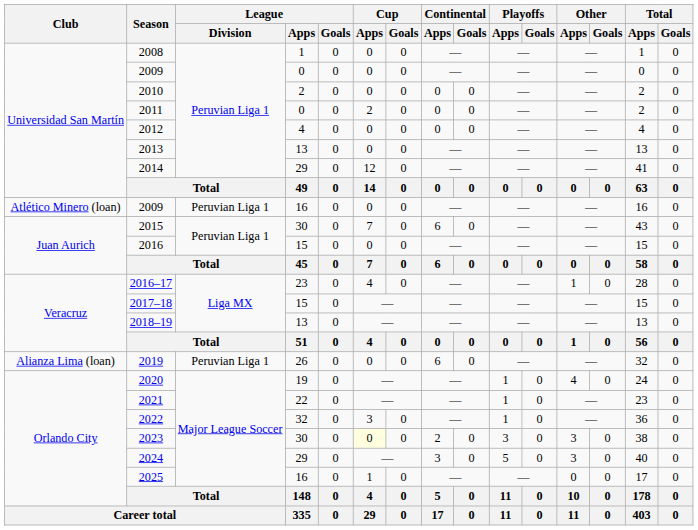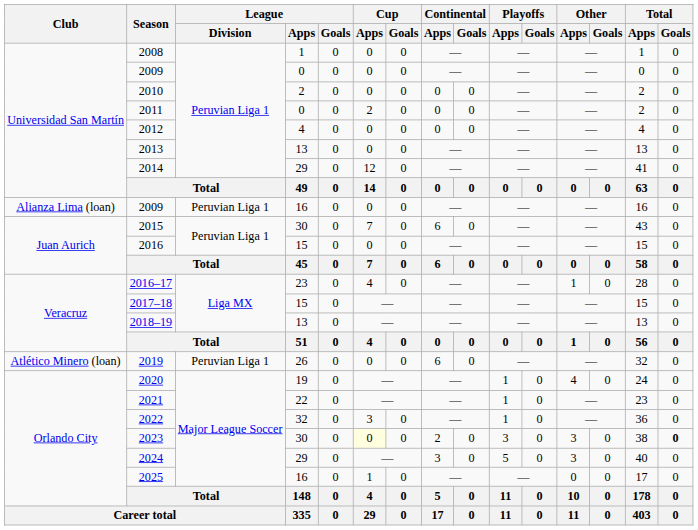(66, 206) Atlético Minero (loan) -> (66, 206) Alianza Lima (loan)
(66, 361) Alianza Lima (loan) -> (66, 361) Atlético Minero (loan)
(676, 438) normal -> (676, 438) bold
